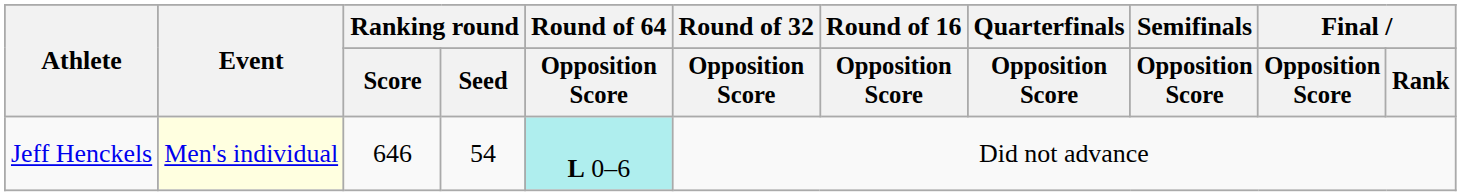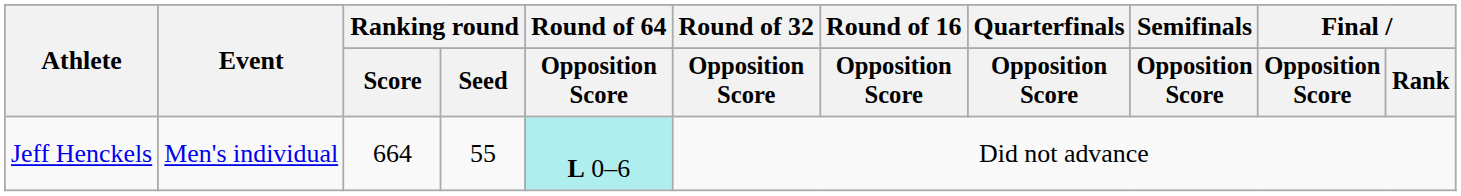(251, 153) lightyellow background -> (251, 153) no background
(393, 153) 646 -> (393, 153) 664
(483, 153) 54 -> (483, 153) 55
